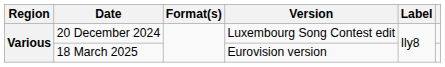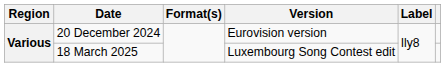(311, 33) Luxembourg Song Contest edit -> (277, 33) Eurovision version
(277, 52) Eurovision version -> (311, 52) Luxembourg Song Contest edit
